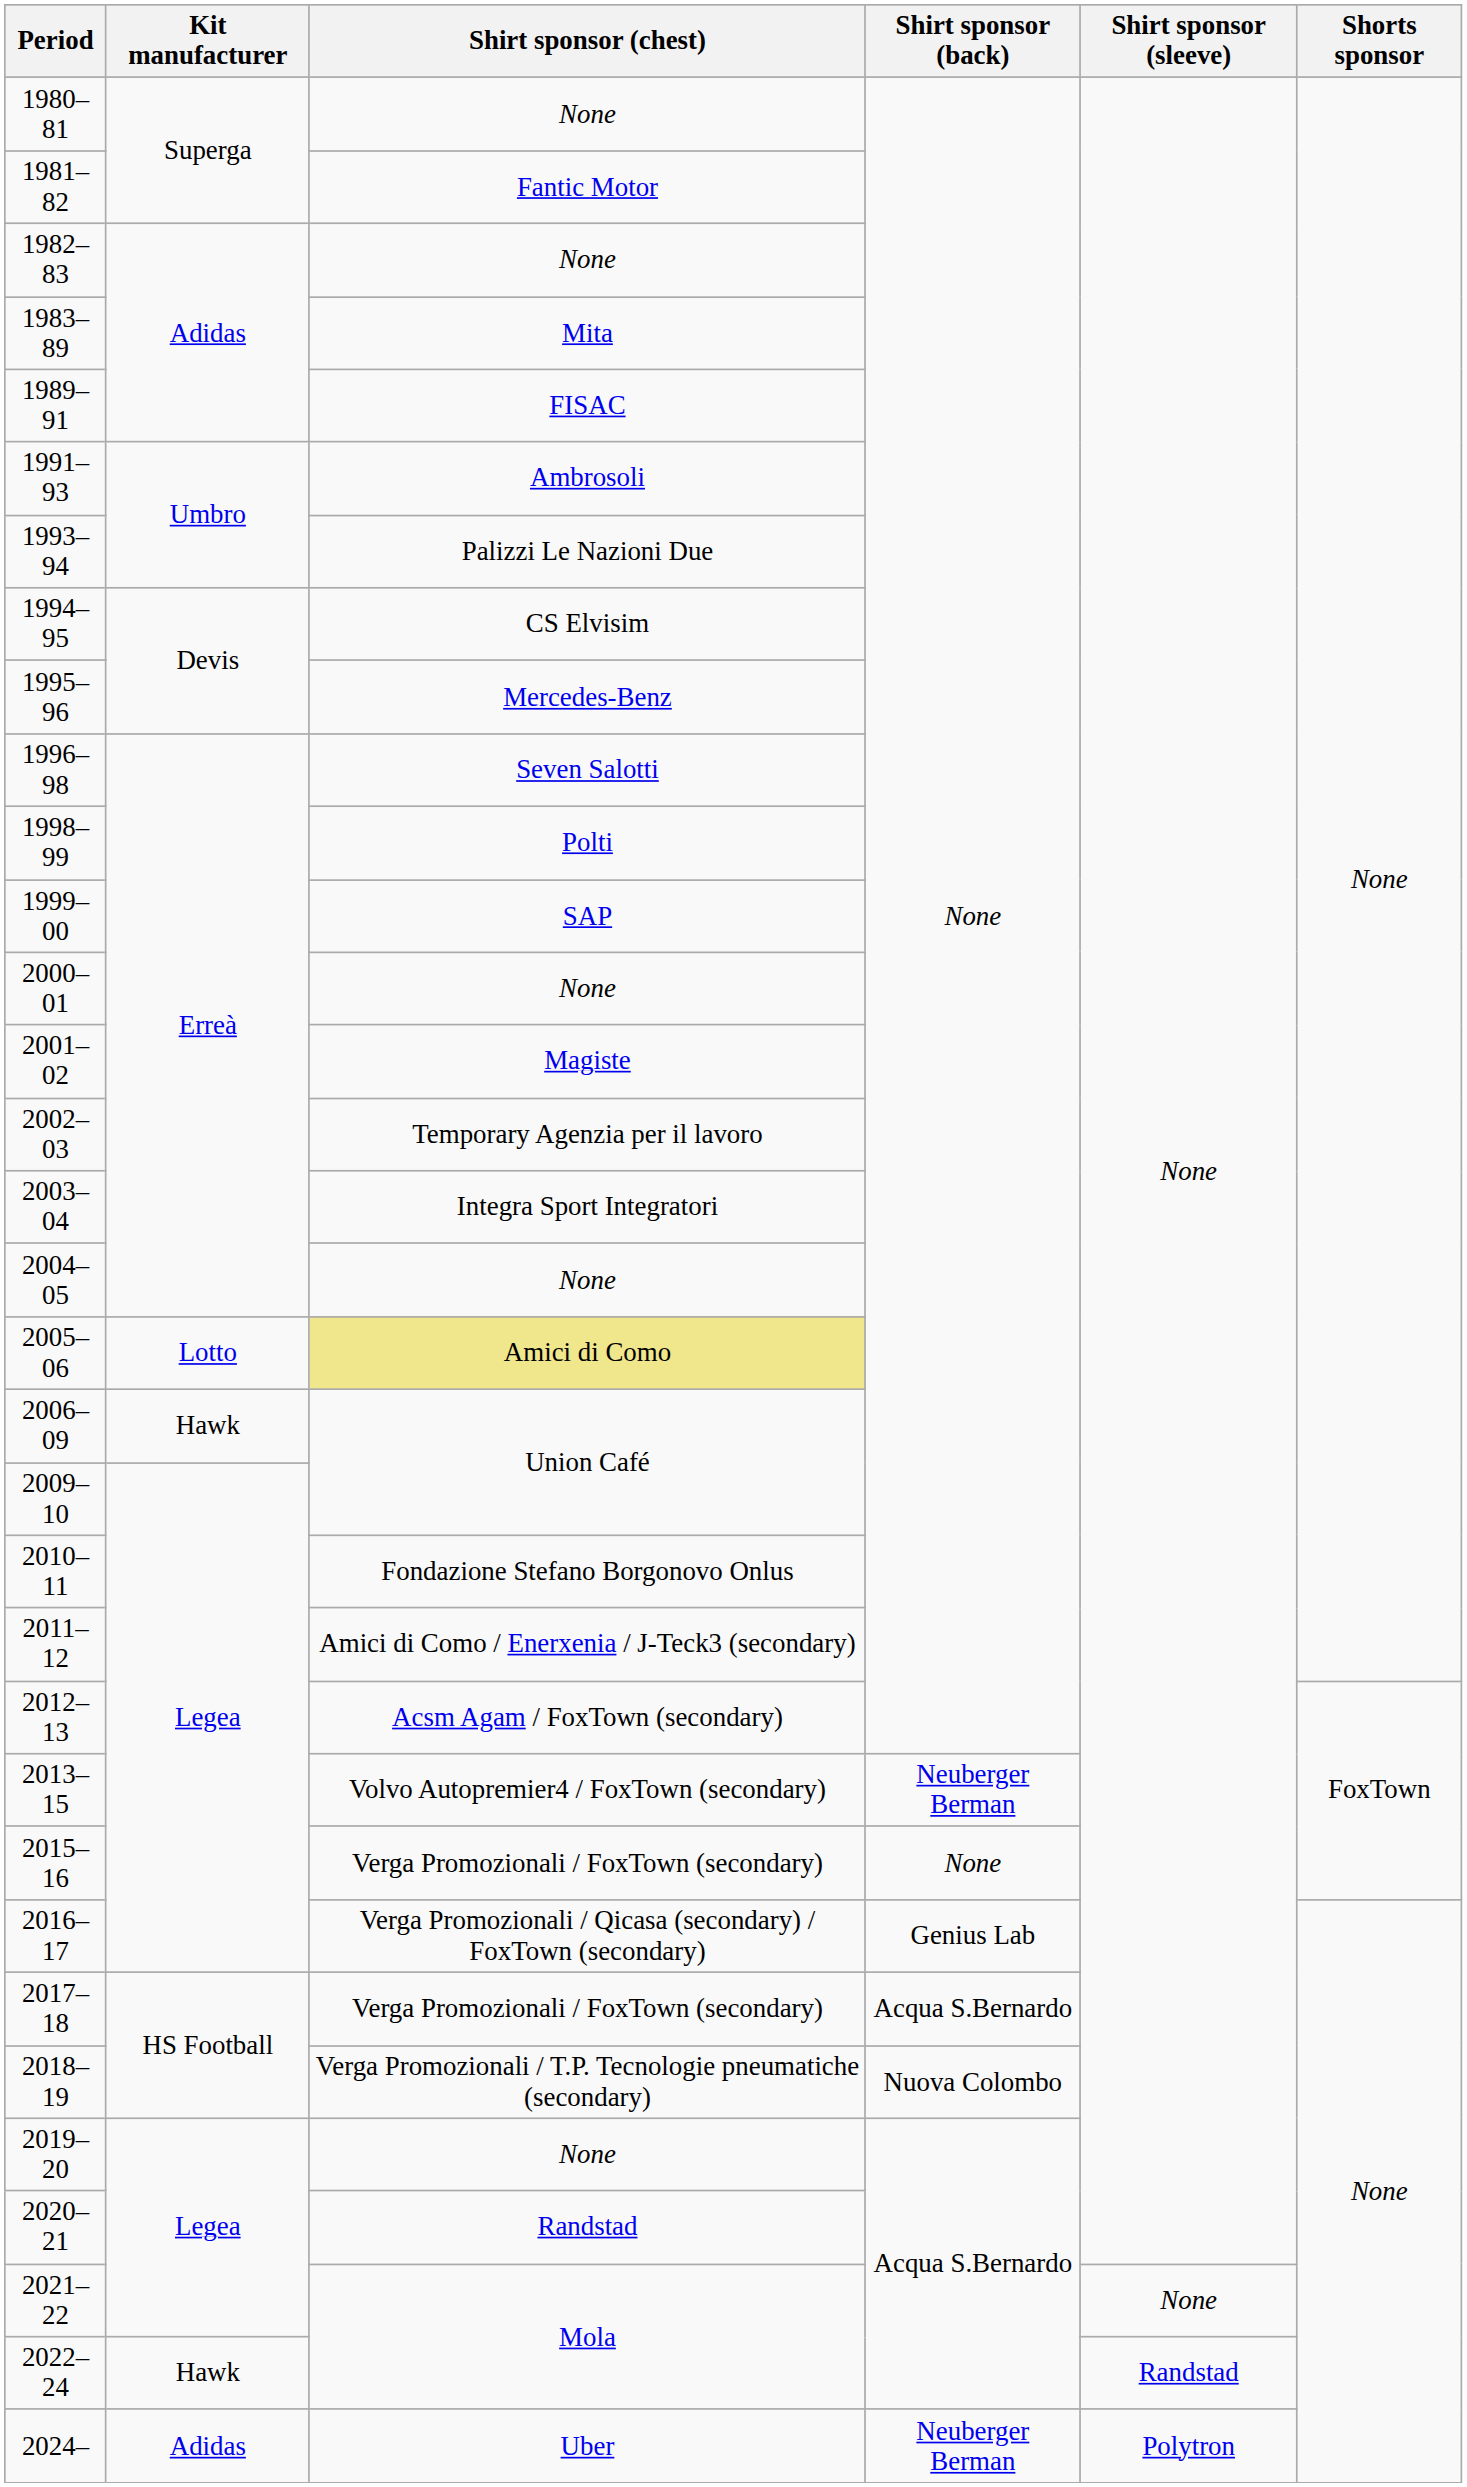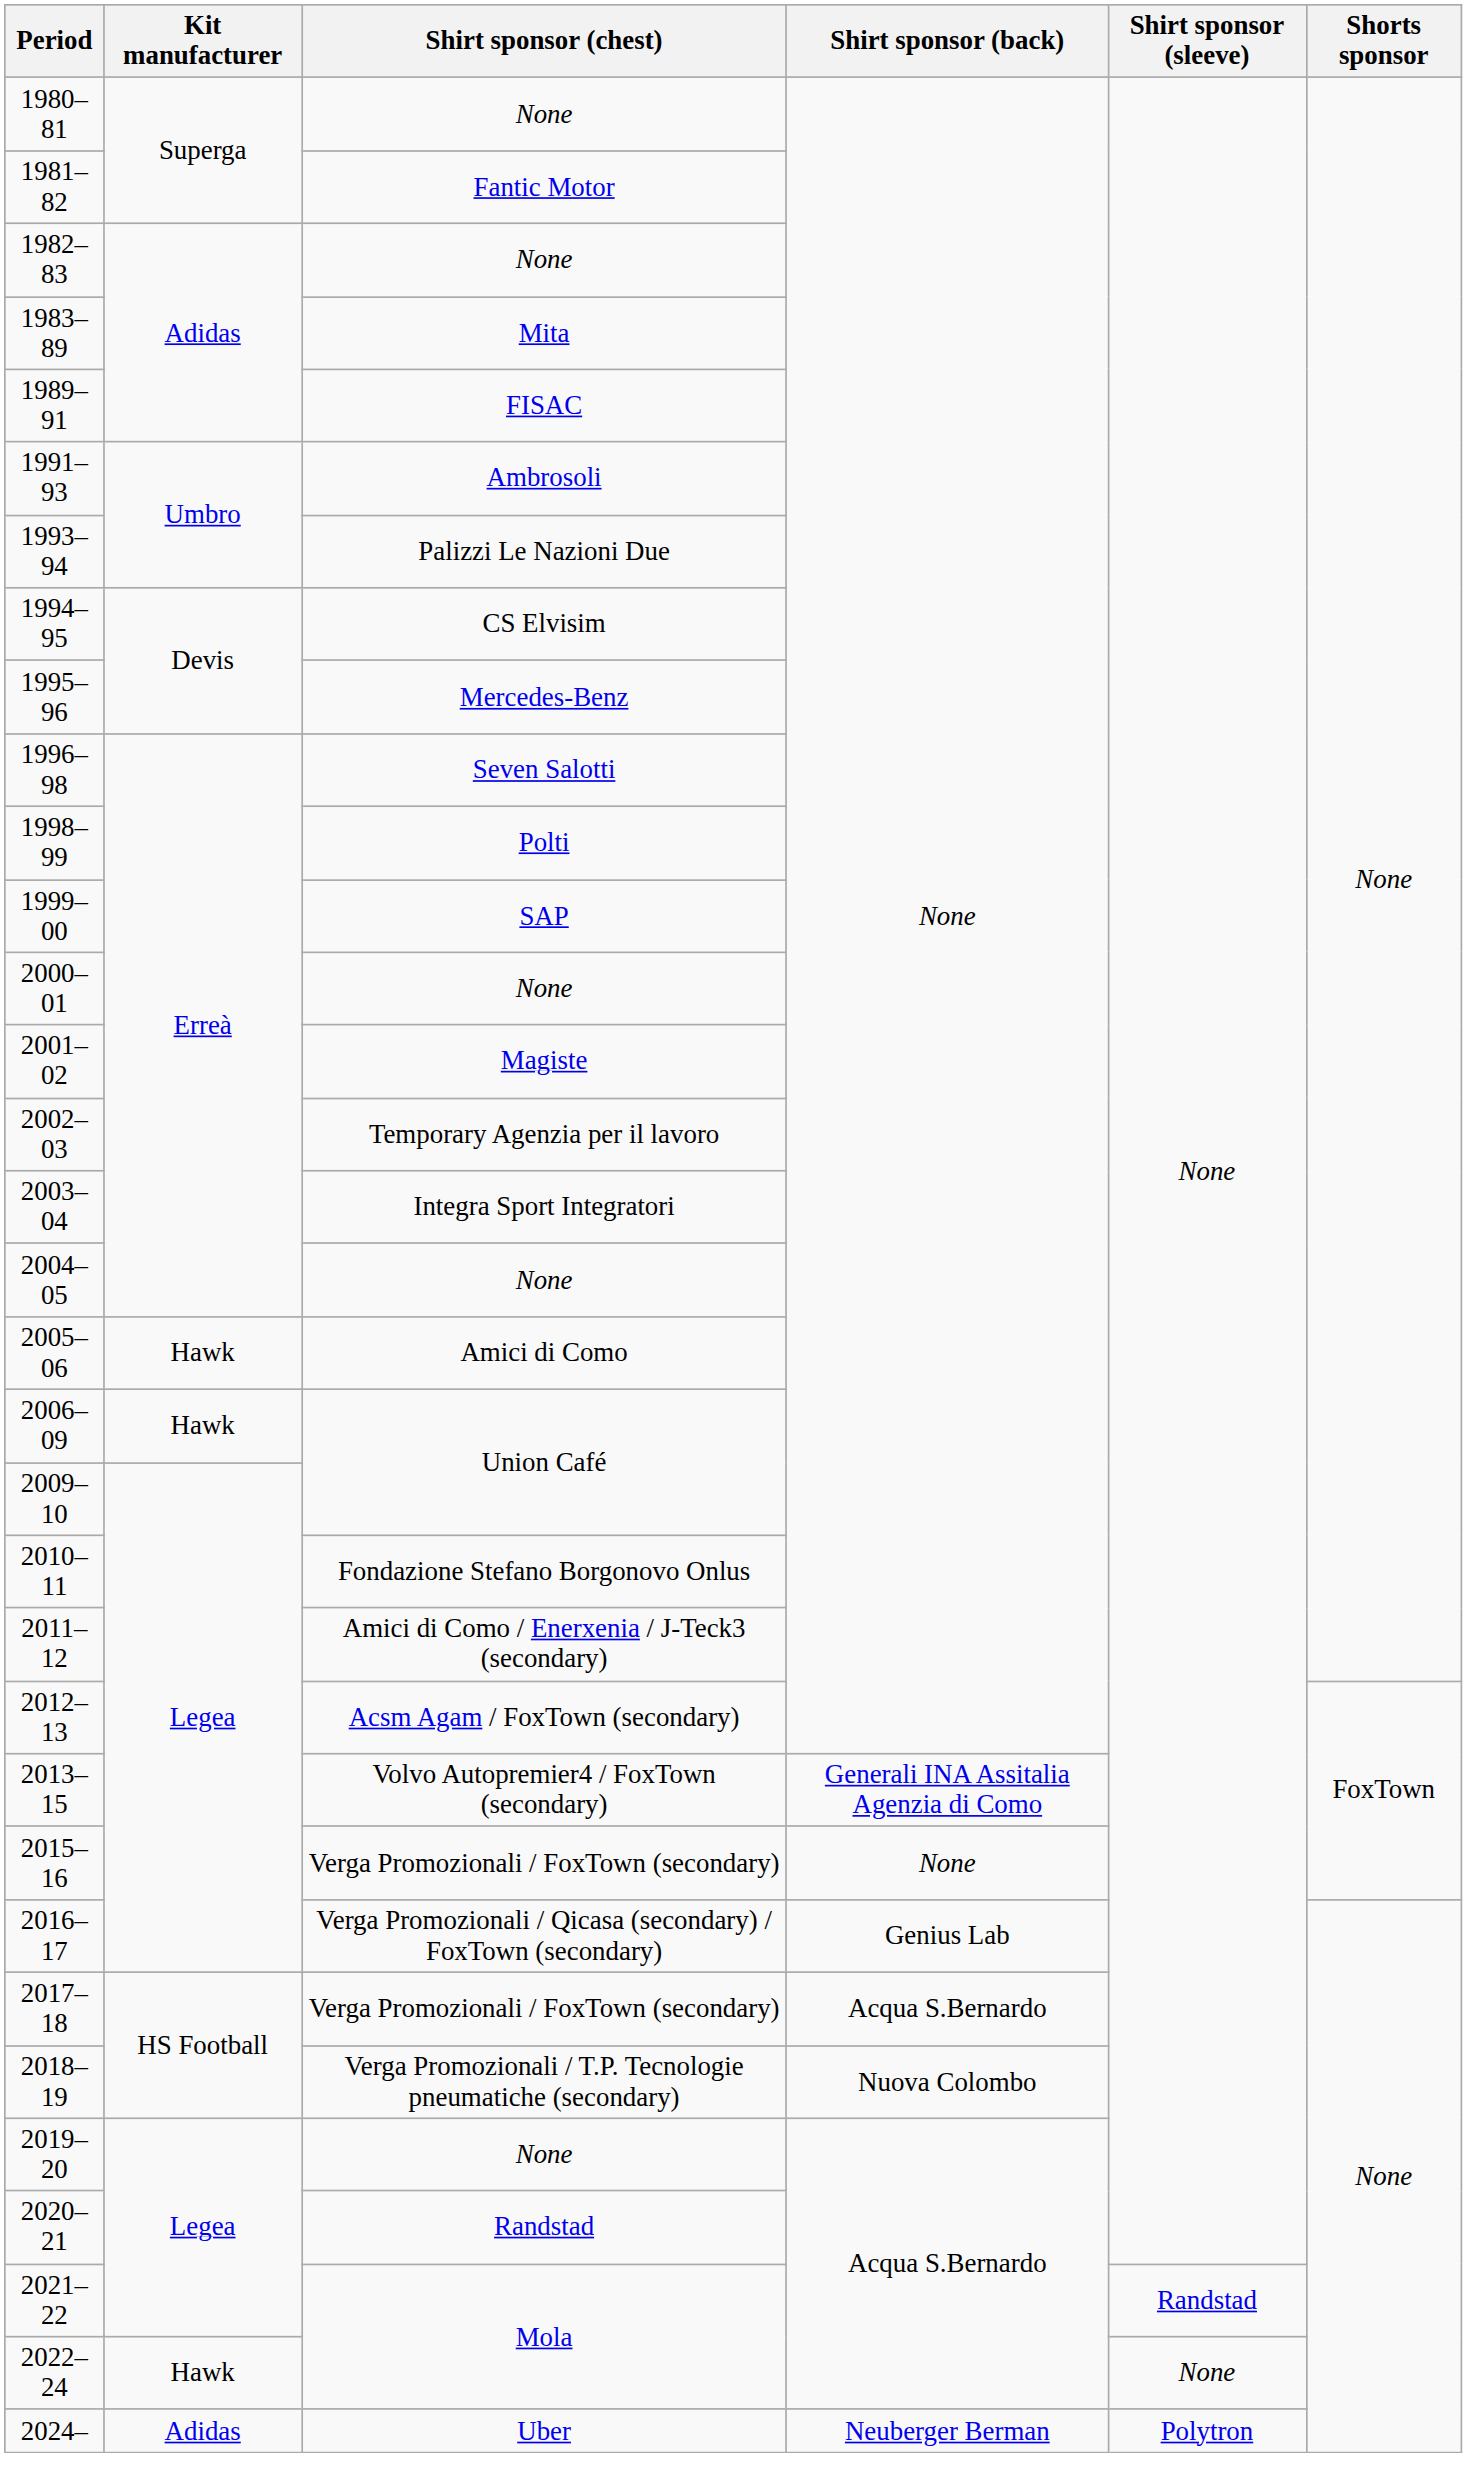(208, 1352) Lotto -> (203, 1352) Hawk
(587, 1352) khaki background -> (544, 1352) no background
(973, 1789) Neuberger Berman -> (947, 1789) Generali INA Assitalia Agenzia di Como
(1189, 2299) None -> (1207, 2299) Randstad
(1189, 2372) Randstad -> (1207, 2372) None
